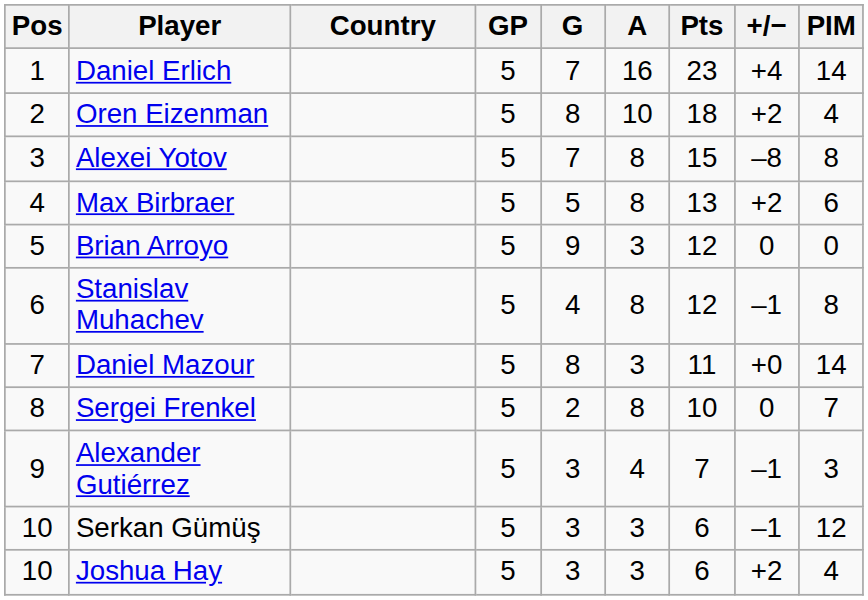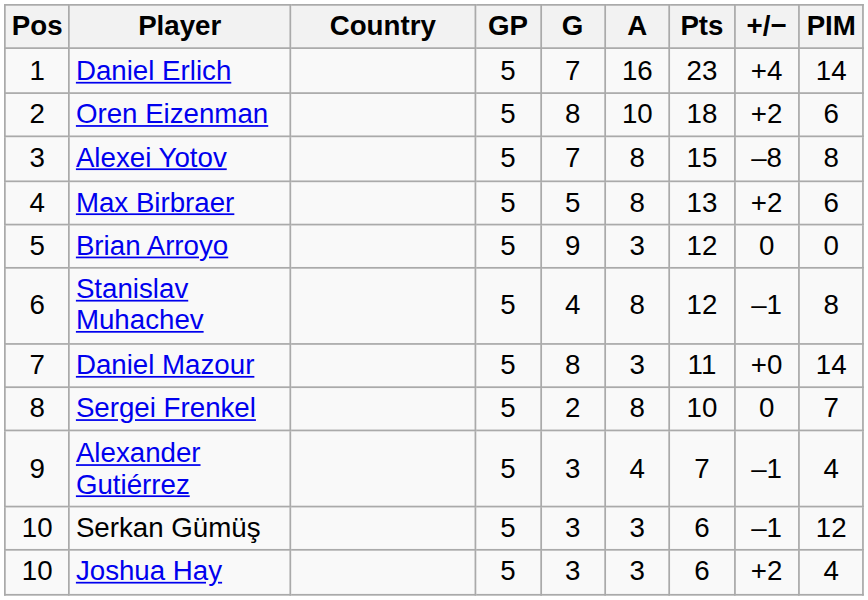(831, 114) 4 -> (831, 114) 6
(831, 468) 3 -> (831, 468) 4
